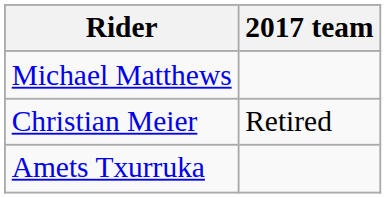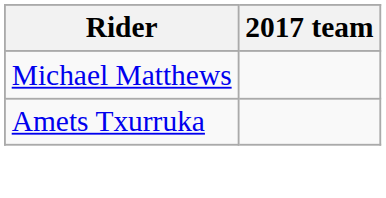- row: (105, 121)
